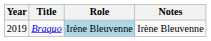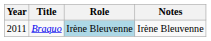(17, 28) 2019 -> (17, 28) 2011
